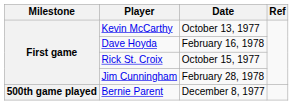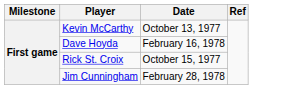- row: (132, 92)
